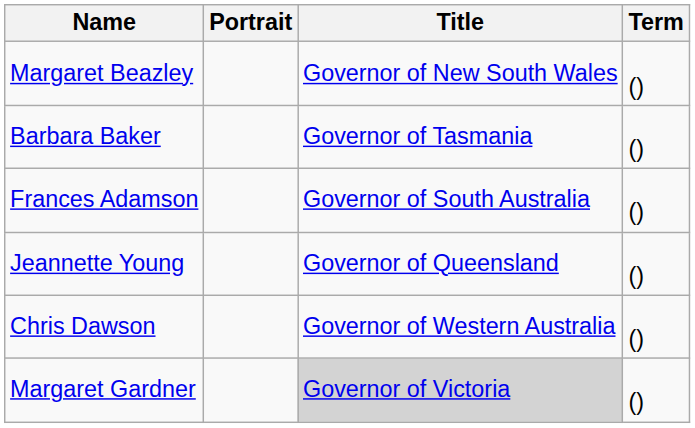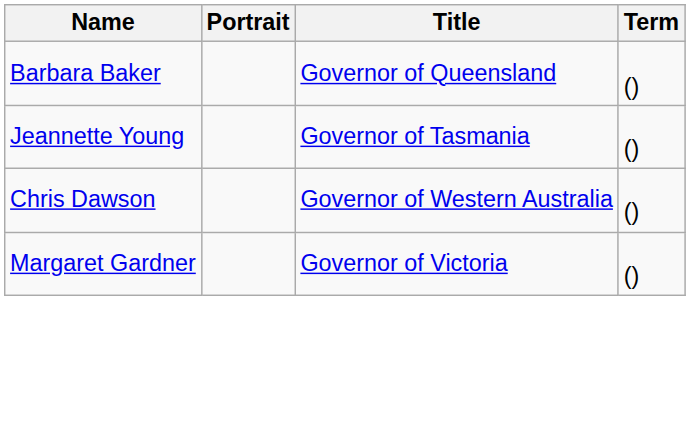- row: (102, 73)
(418, 136) Governor of Tasmania -> (428, 73) Governor of Queensland
- row: (104, 199)
(431, 263) Governor of Queensland -> (415, 136) Governor of Tasmania
(407, 389) lightgrey background -> (404, 263) no background
